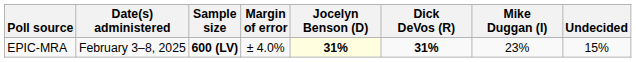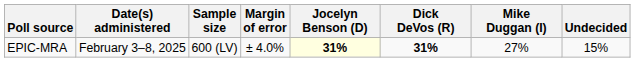(215, 47) bold -> (214, 47) normal
(517, 47) 23% -> (516, 47) 27%
